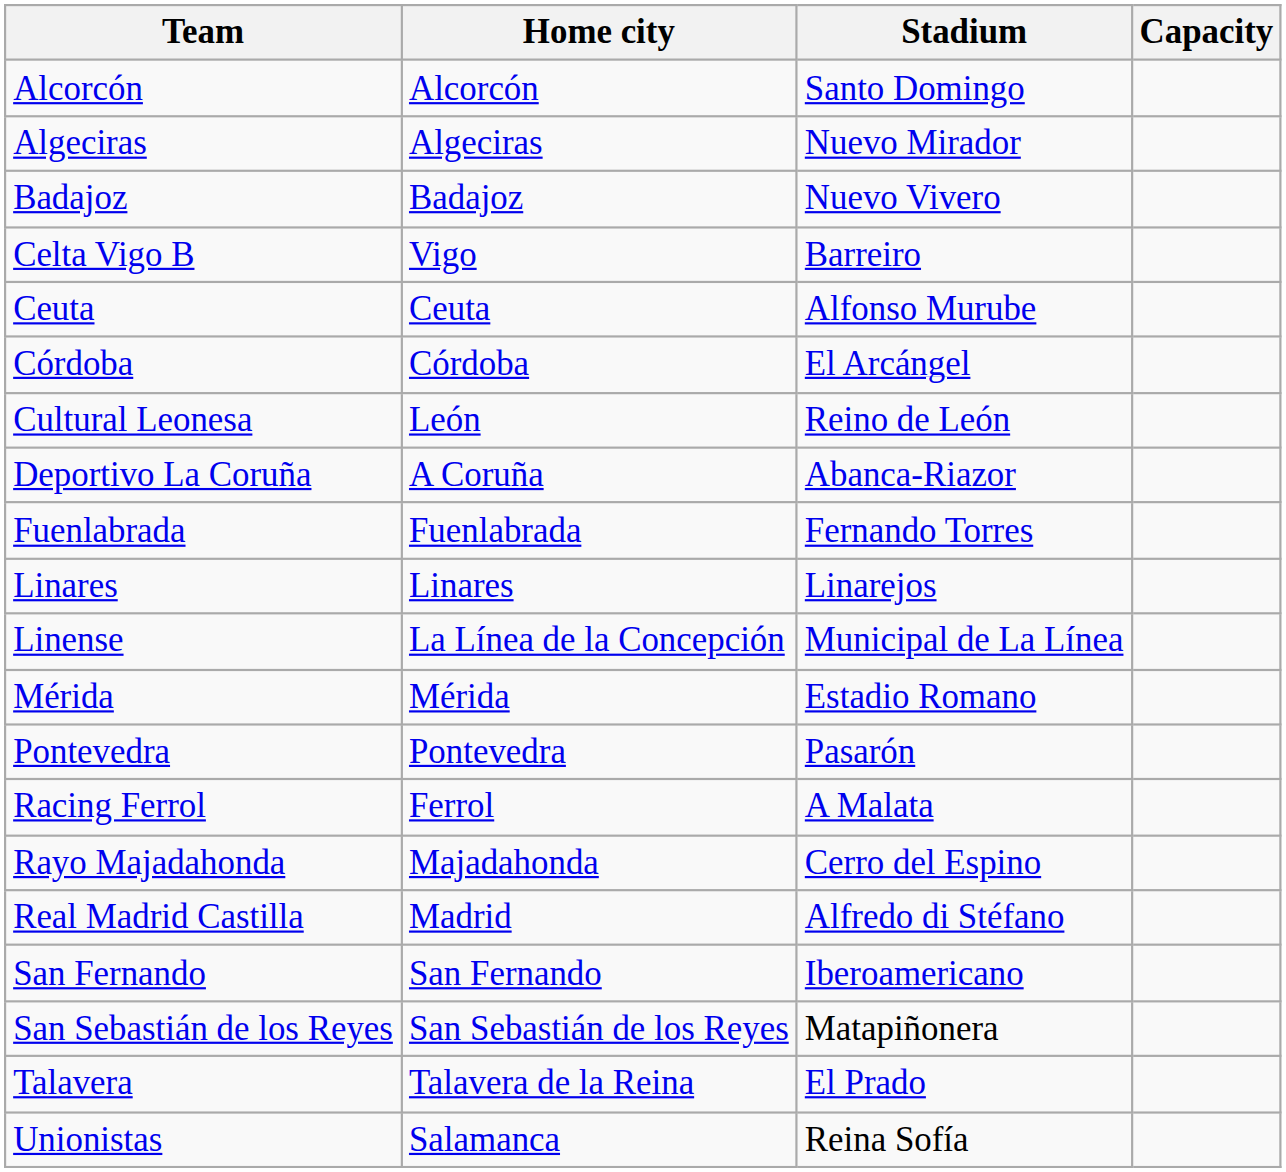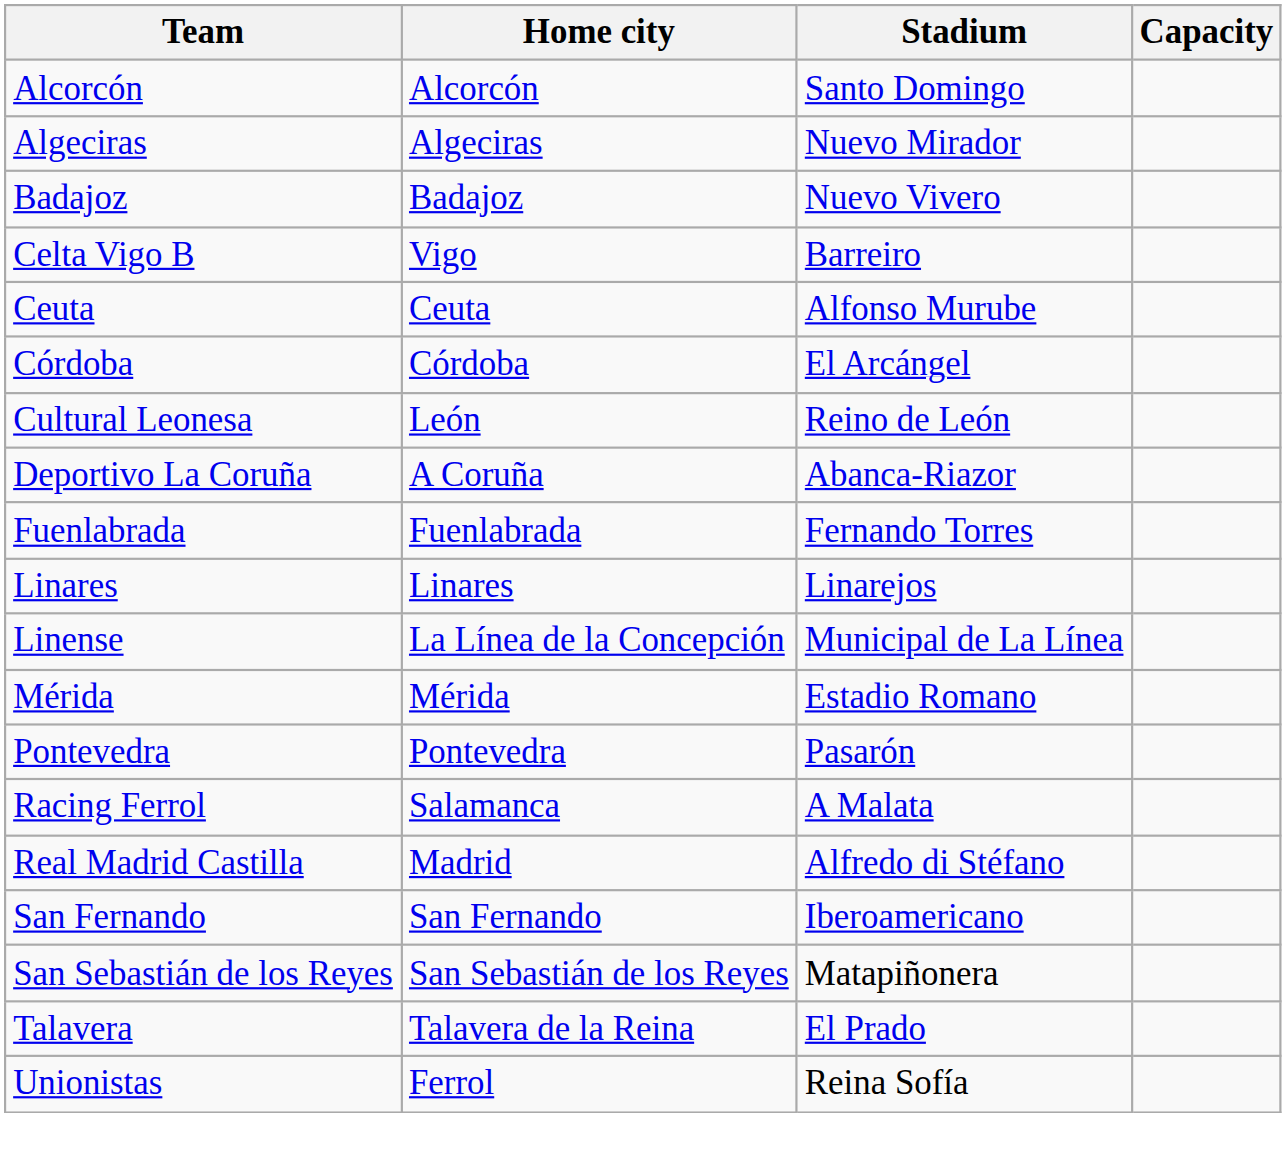(452, 806) Ferrol -> (485, 806) Salamanca
- row: (149, 861)
(485, 1138) Salamanca -> (452, 1083) Ferrol
